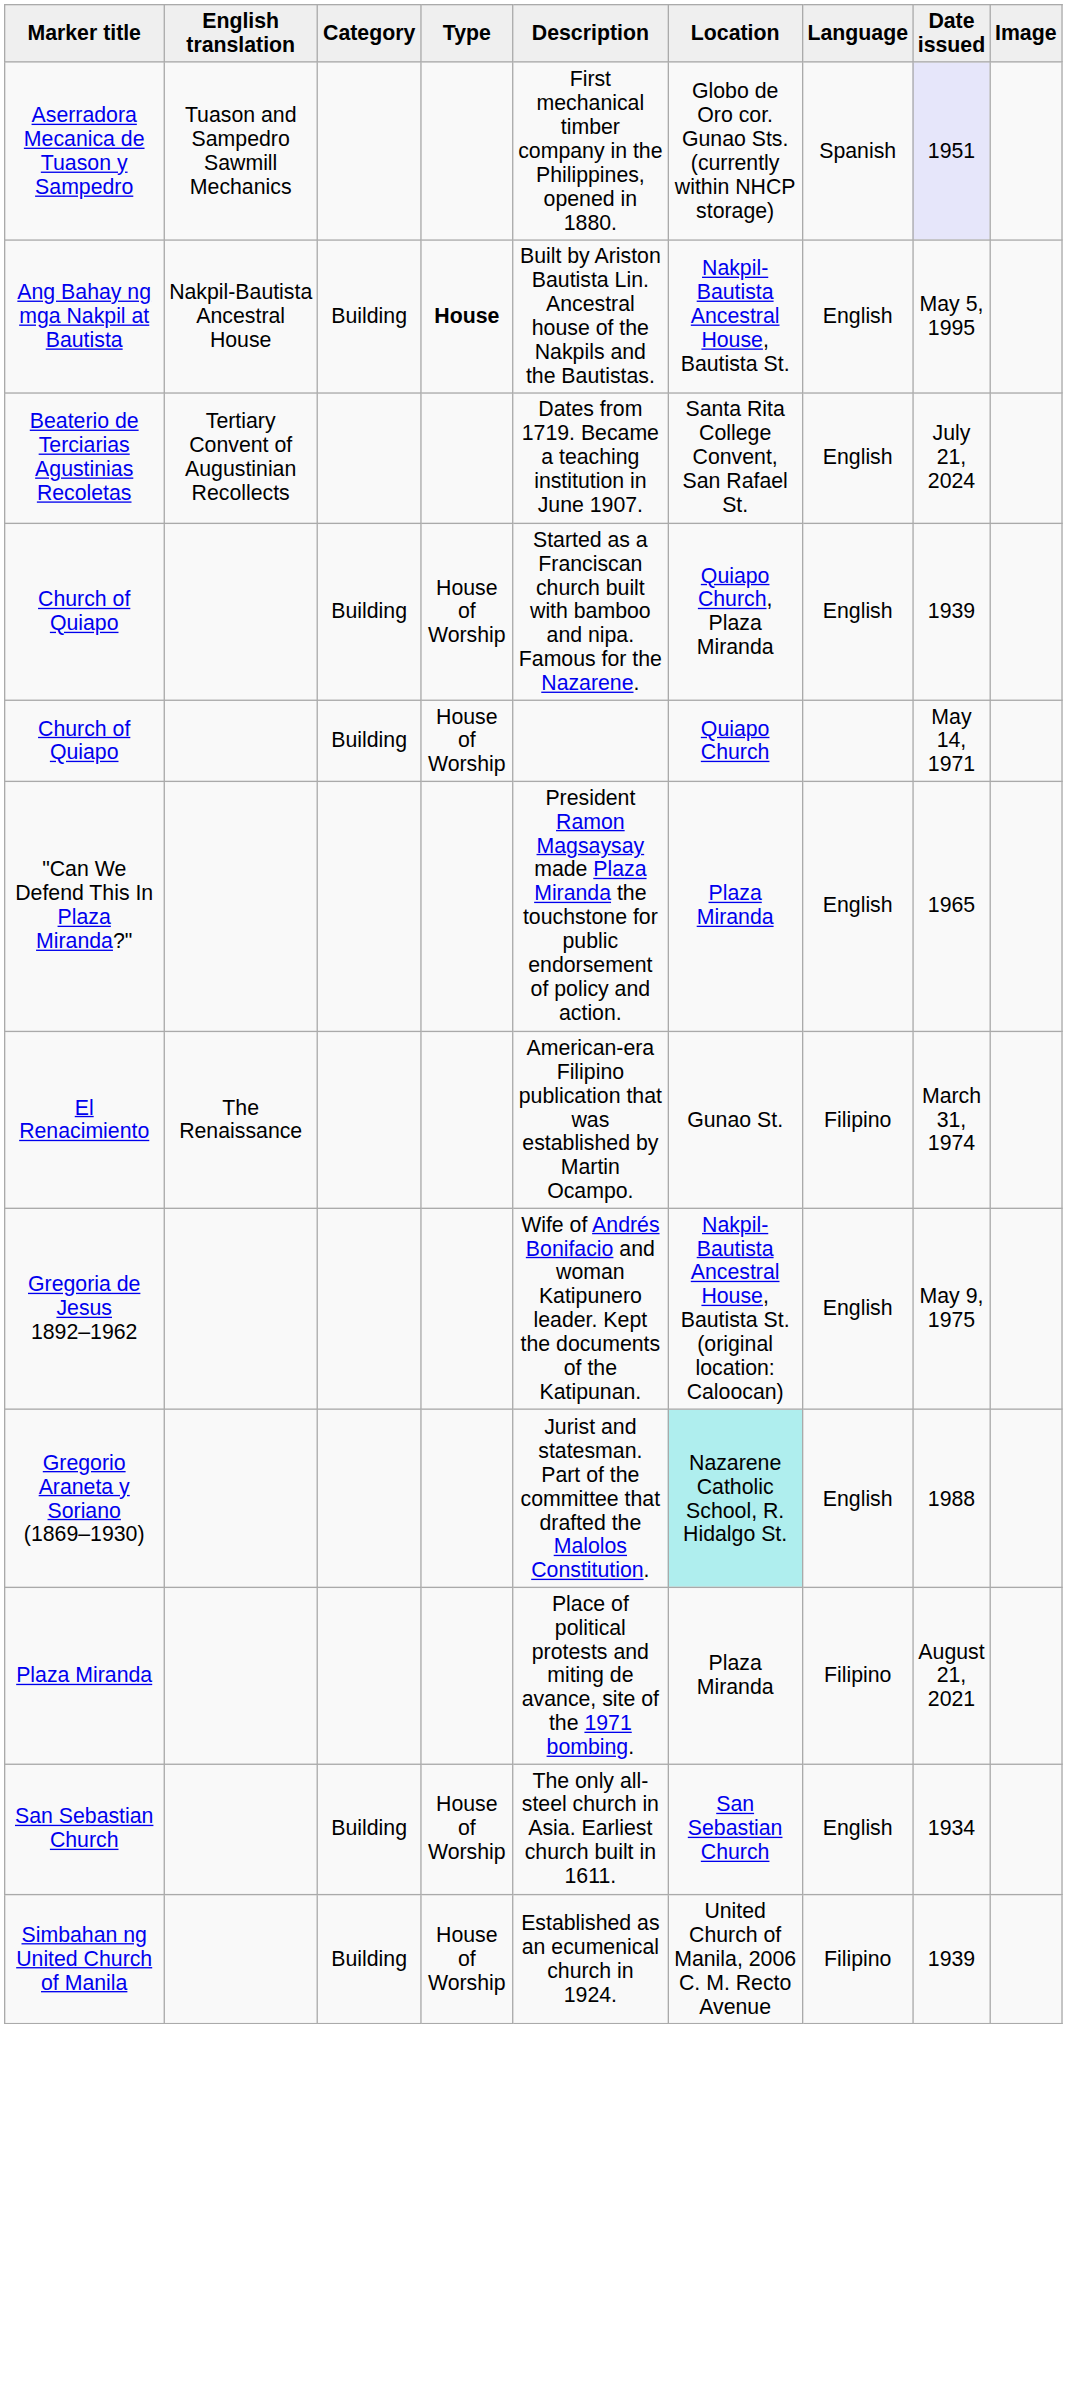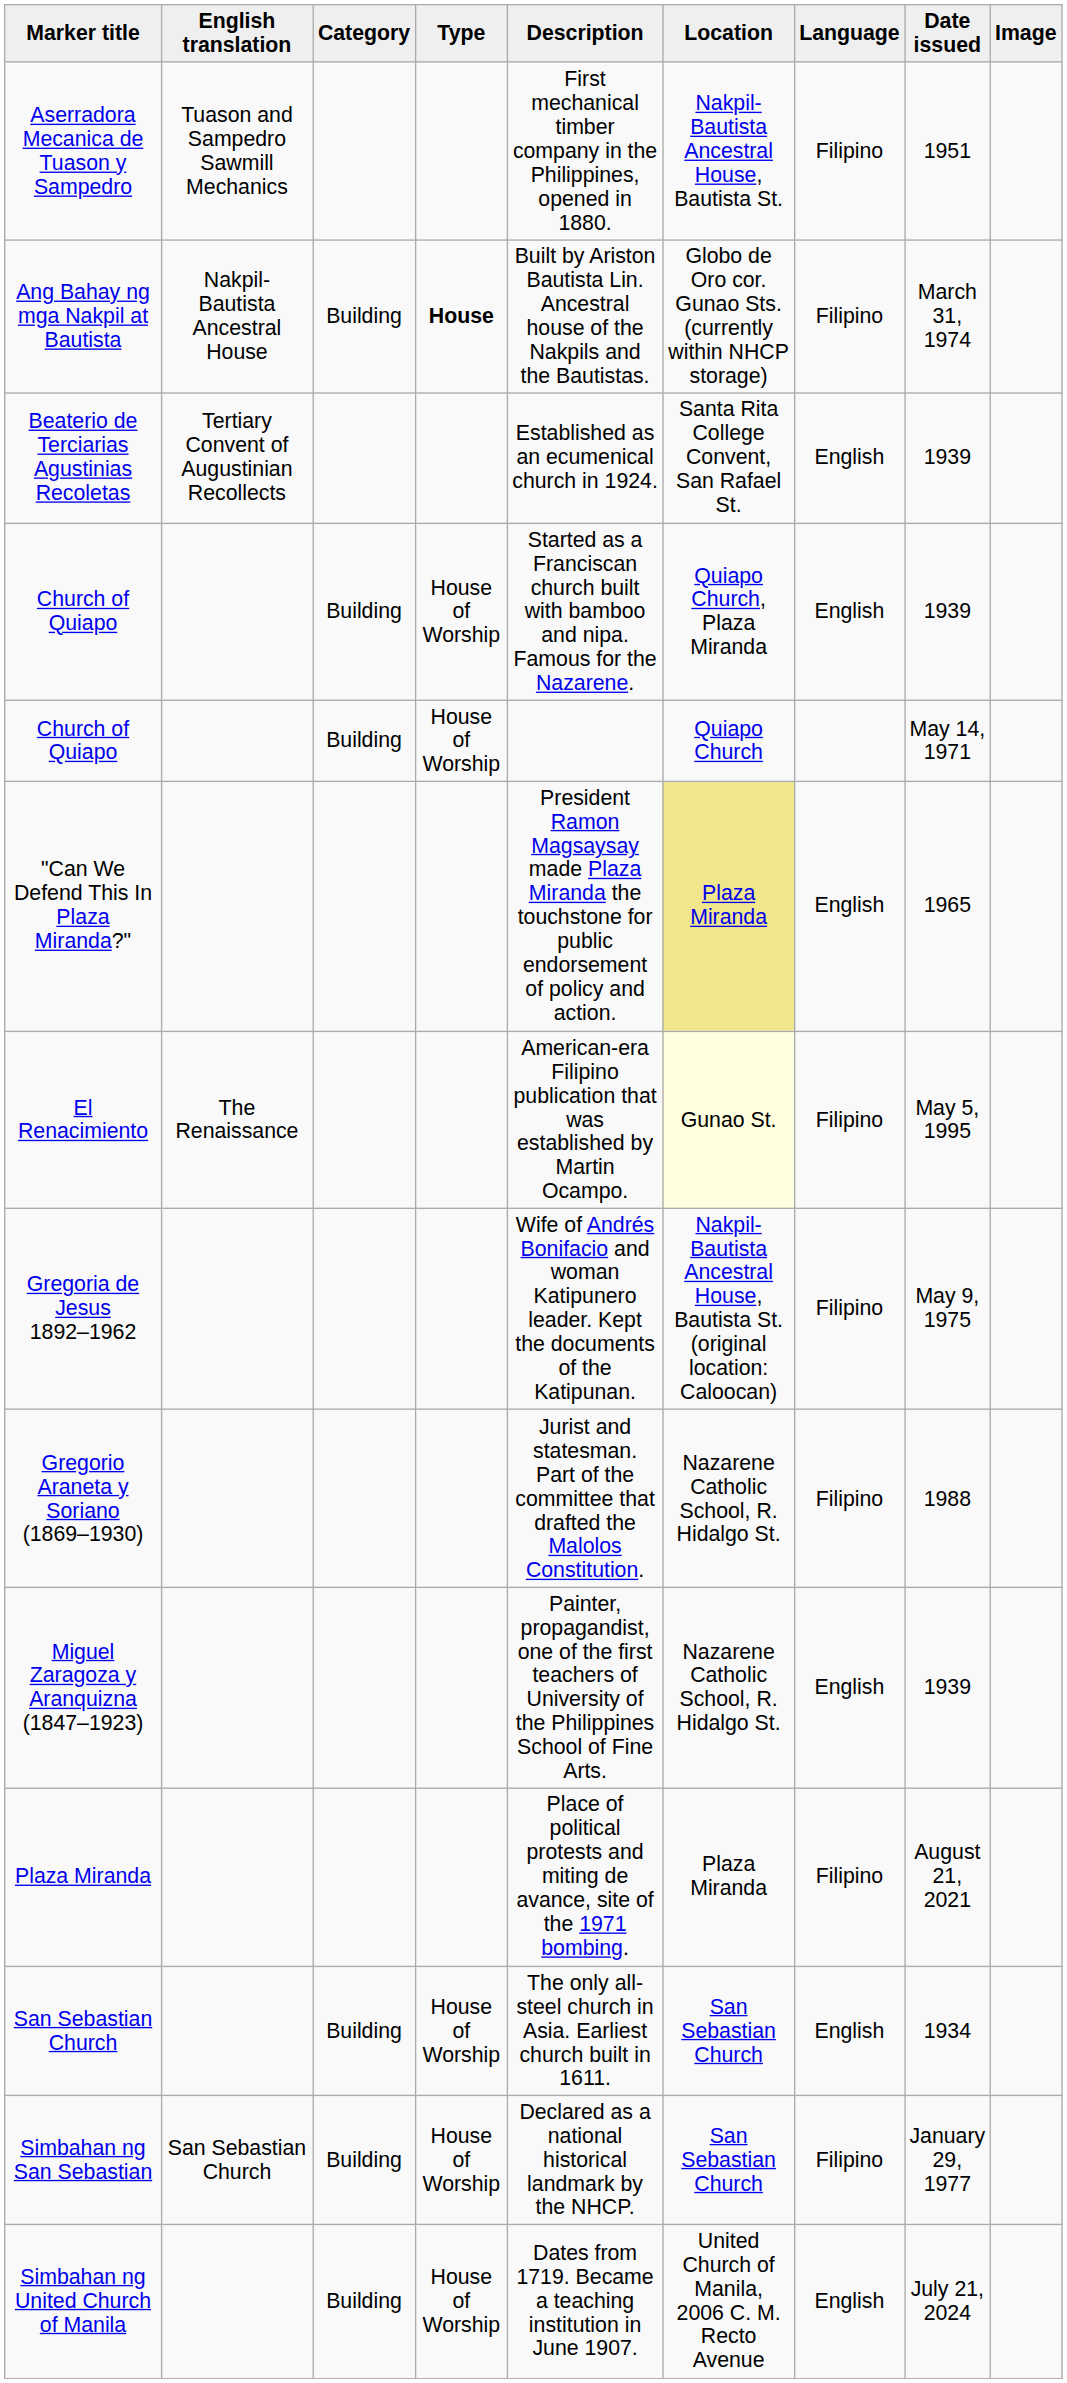(735, 150) Globo de Oro cor. Gunao Sts. (currently within NHCP storage) -> (729, 150) Nakpil-Bautista Ancestral House, Bautista St.
(858, 150) Spanish -> (849, 150) Filipino
(951, 150) lavender background -> (947, 150) no background
(735, 316) Nakpil-Bautista Ancestral House, Bautista St. -> (729, 316) Globo de Oro cor. Gunao Sts. (currently within NHCP storage)
(858, 316) English -> (849, 316) Filipino
(951, 316) May 5, 1995 -> (947, 316) March 31, 1974
(590, 457) Dates from 1719. Became a teaching institution in June 1907. -> (585, 457) Established as an ecumenical church in 1924.
(951, 457) July 21, 2024 -> (947, 457) 1939
(735, 906) no background -> (729, 906) khaki background
(735, 1119) no background -> (729, 1119) lightyellow background
(951, 1119) March 31, 1974 -> (947, 1119) May 5, 1995
(858, 1308) English -> (849, 1308) Filipino
(735, 1498) paleturquoise background -> (729, 1498) no background
(858, 1498) English -> (849, 1498) Filipino
+ row: (83, 1687)
+ row: (83, 2159)
(590, 1958) Established as an ecumenical church in 1924. -> (585, 2301) Dates from 1719. Became a teaching institution in June 1907.
(858, 1958) Filipino -> (849, 2301) English
(951, 1958) 1939 -> (947, 2301) July 21, 2024
